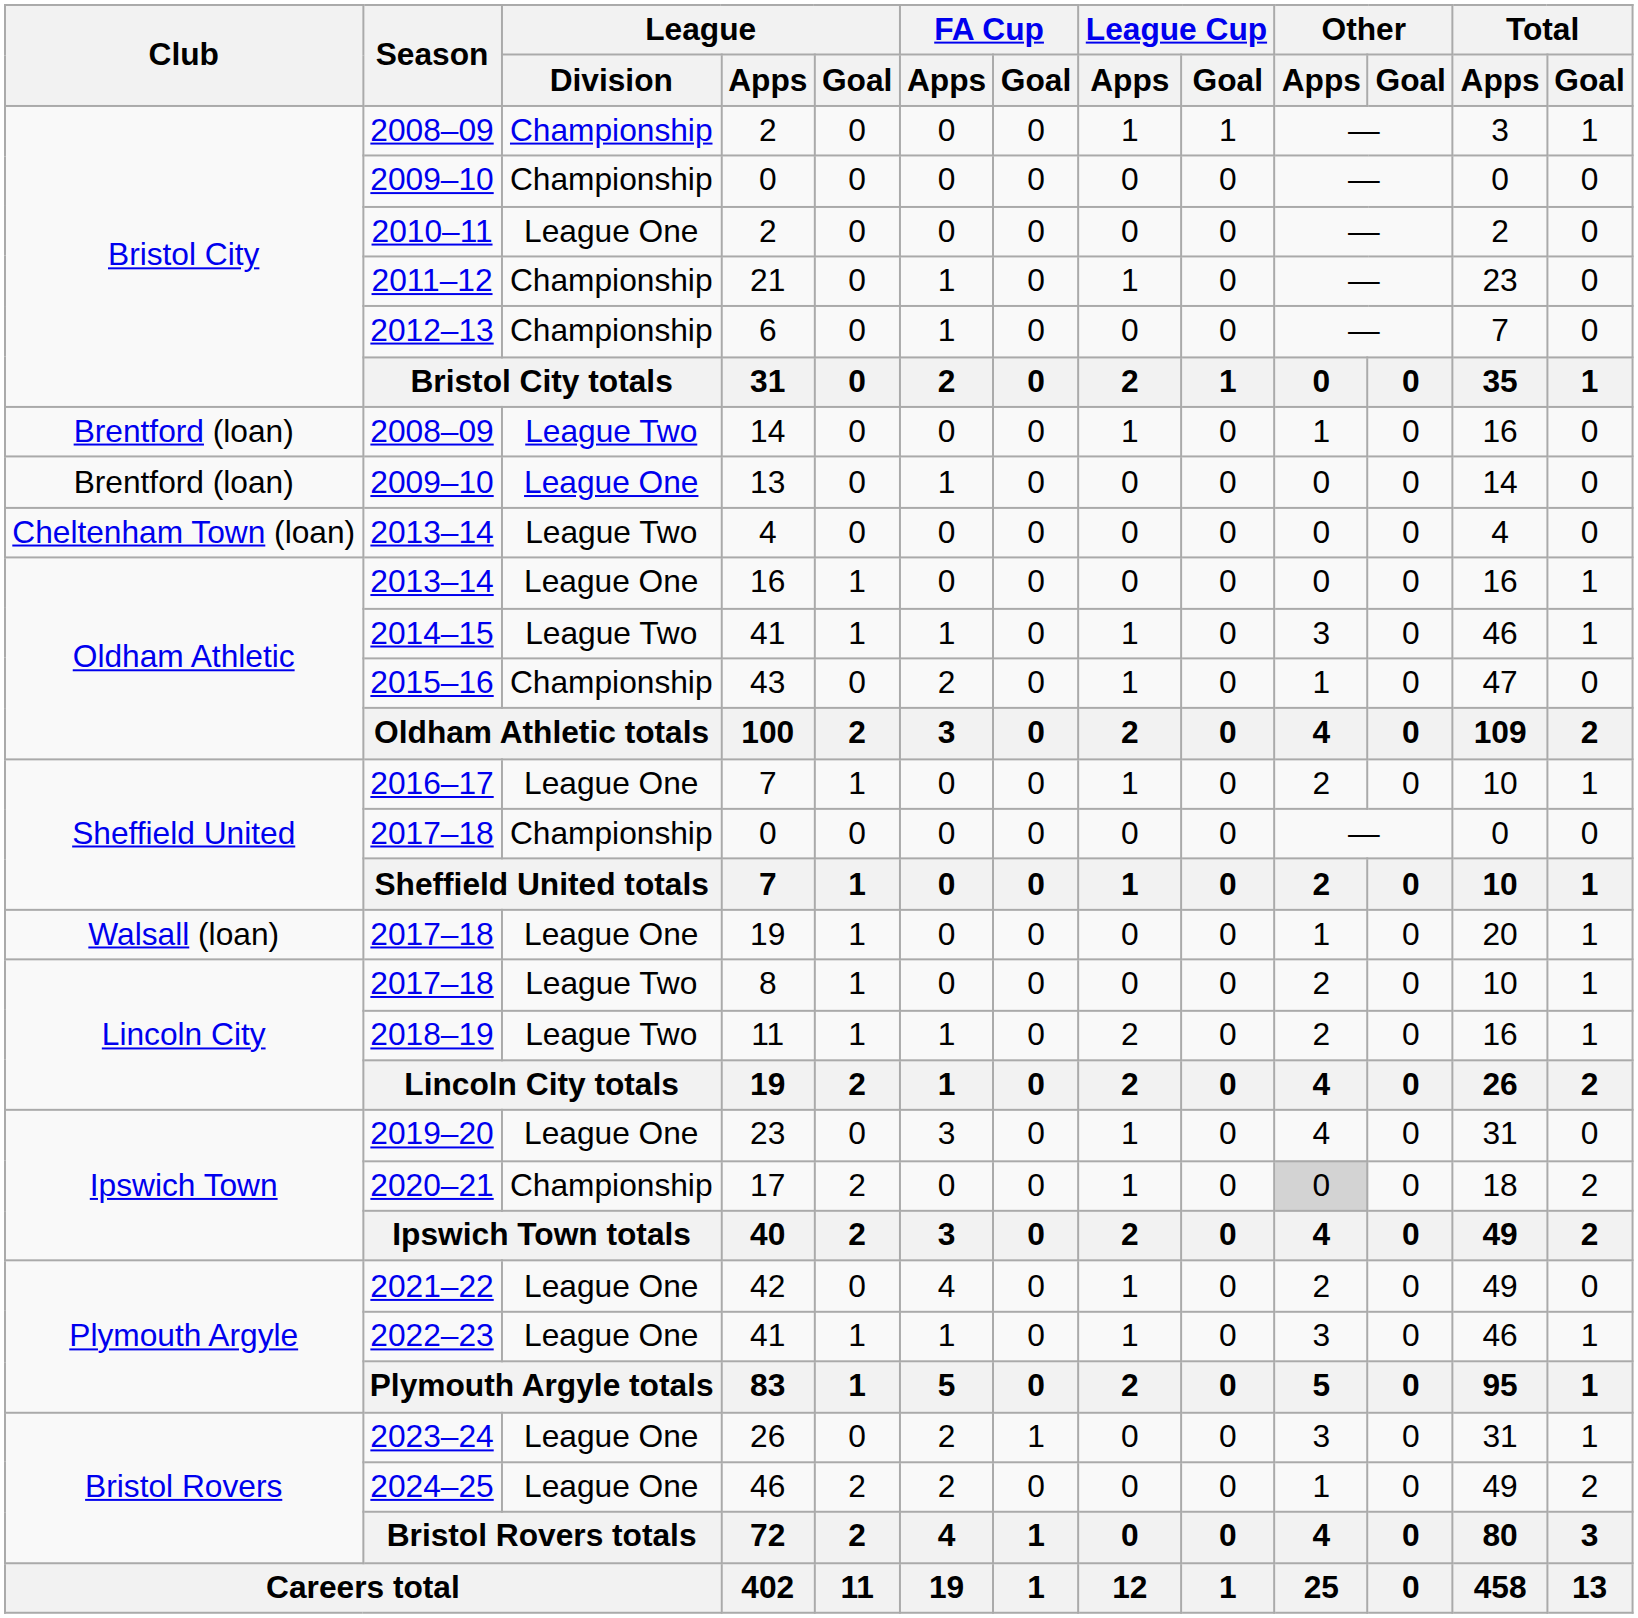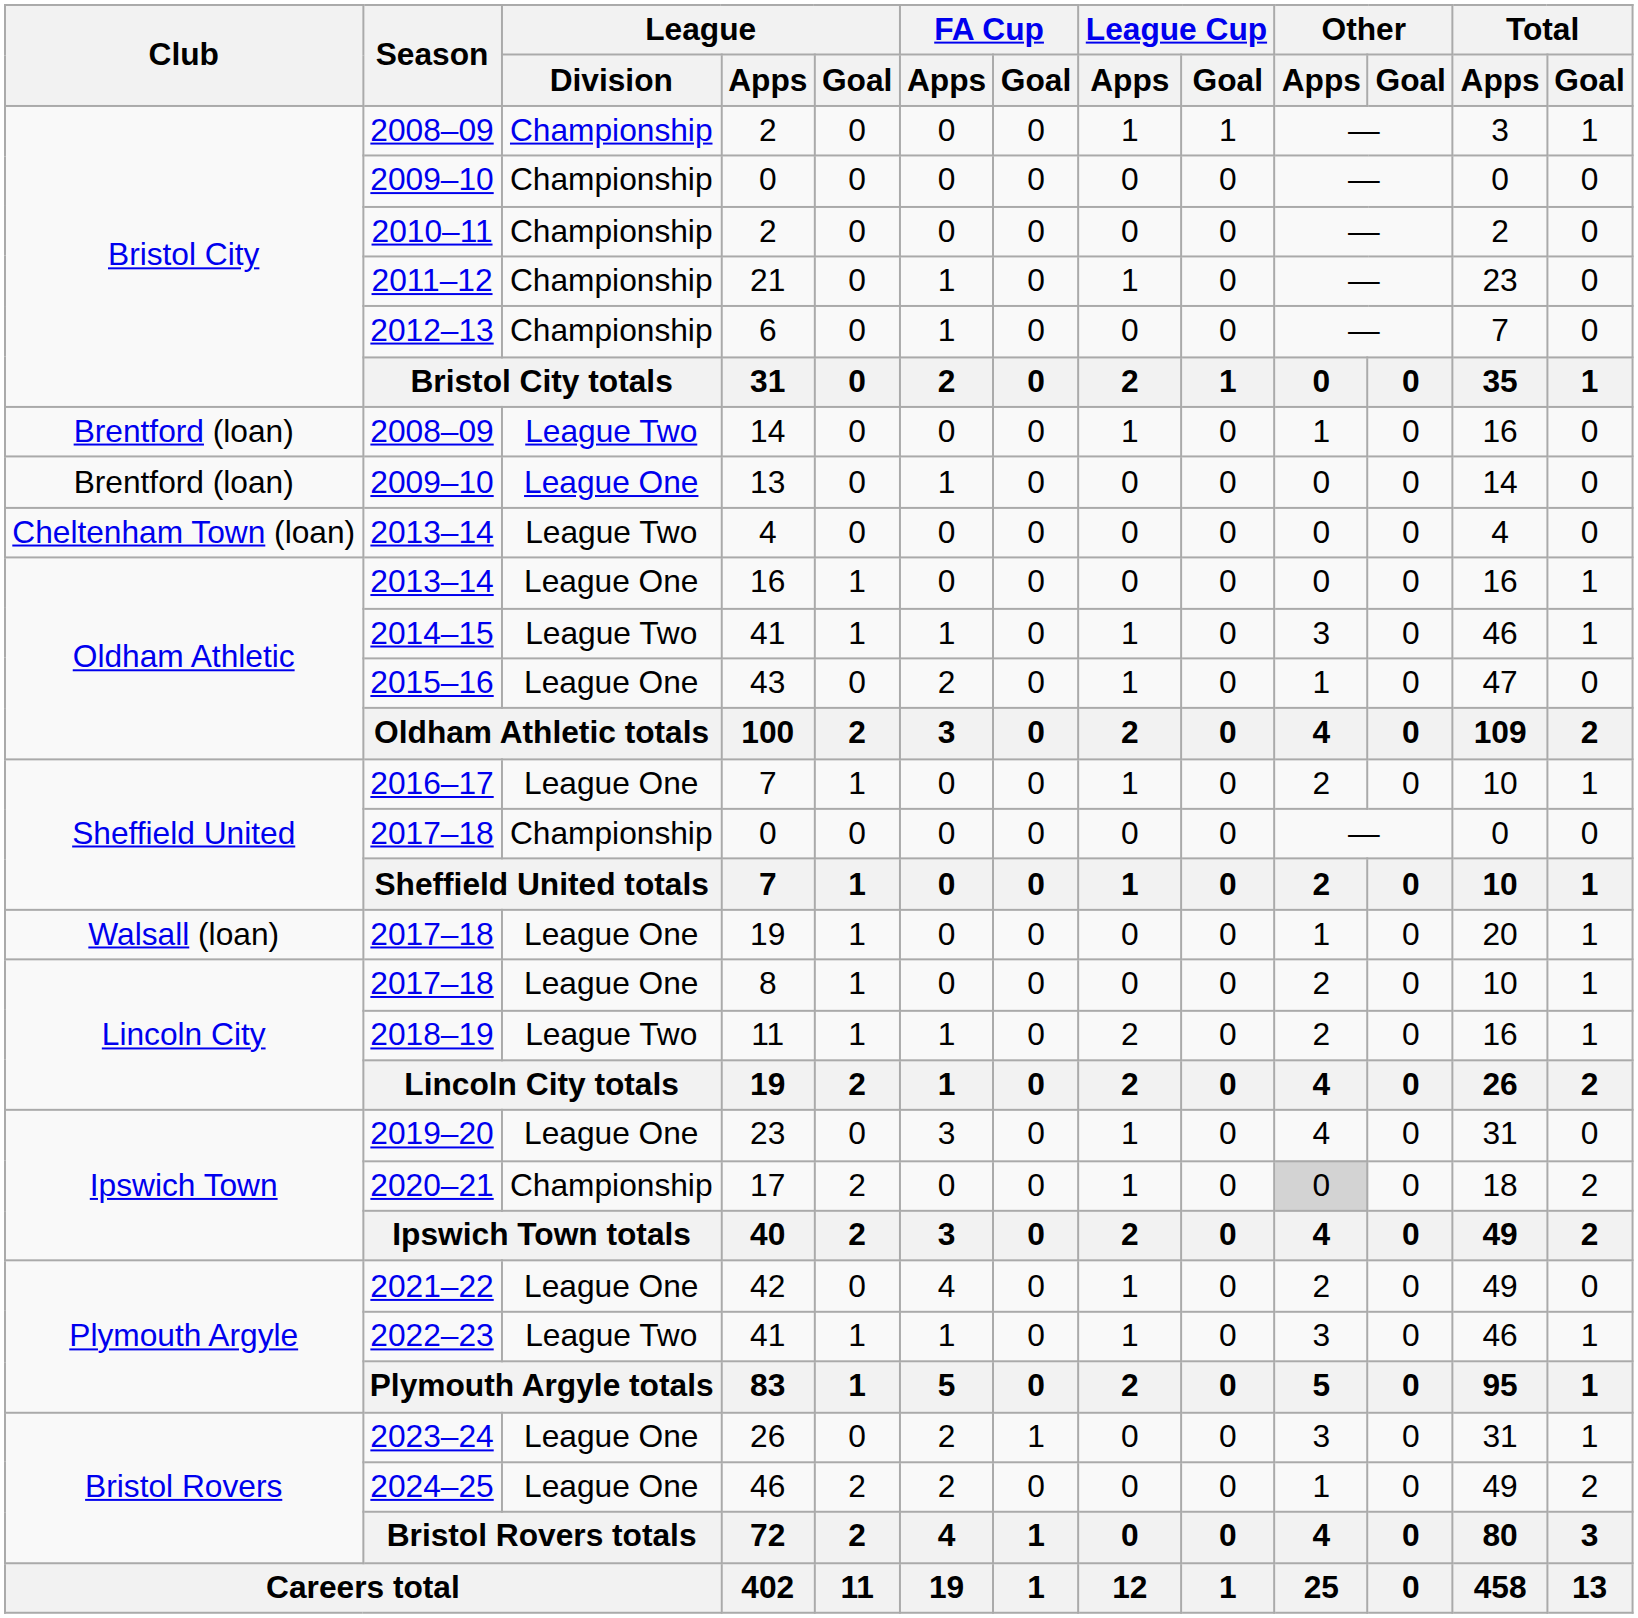(611, 230) League One -> (611, 230) Championship
(611, 682) Championship -> (611, 682) League One
(611, 984) League Two -> (611, 984) League One
(611, 1335) League One -> (611, 1335) League Two
